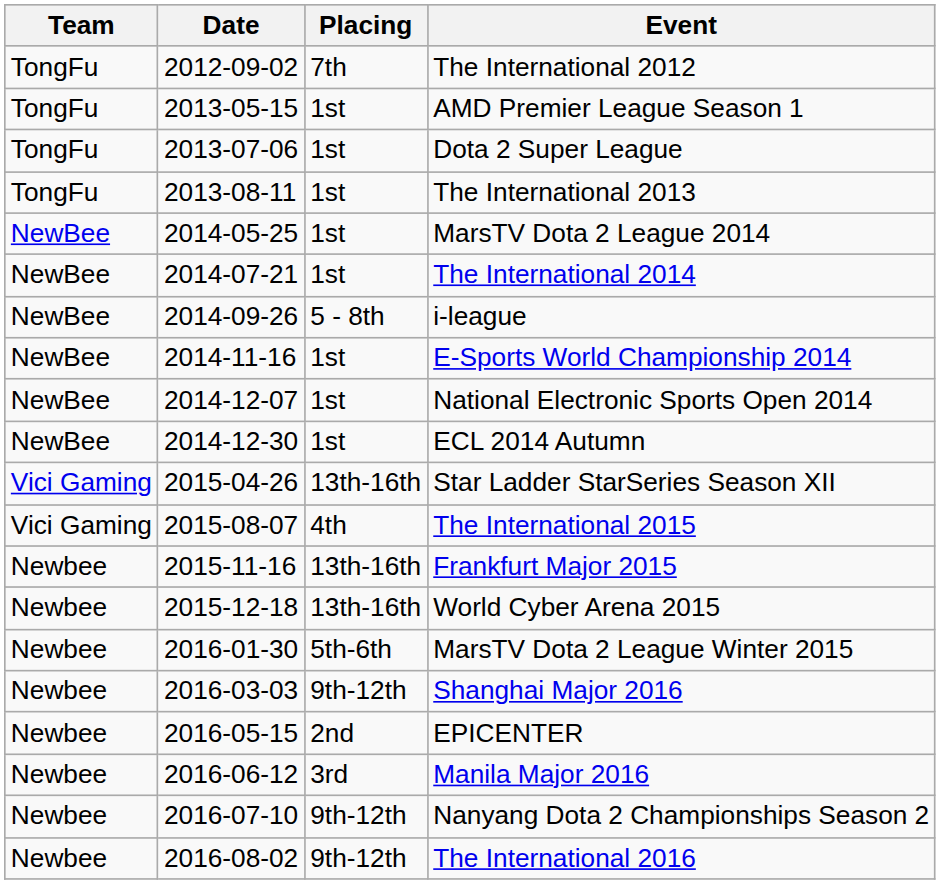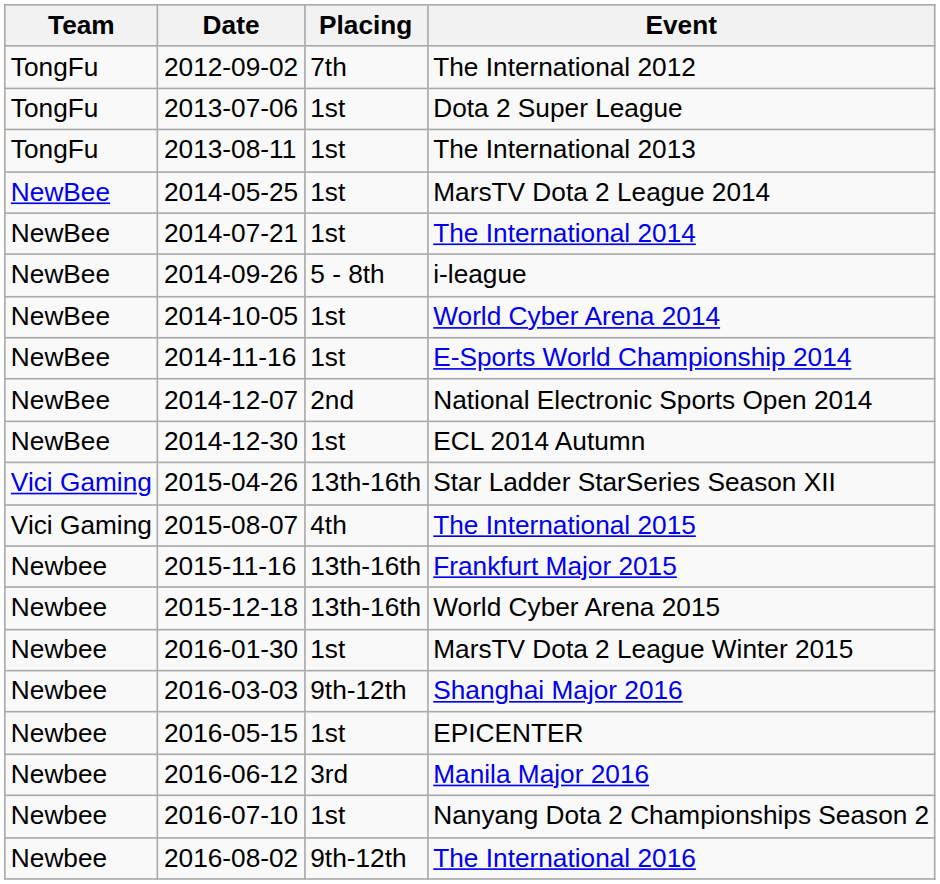- row: (618, 108)
+ row: (577, 316)
(328, 399) 1st -> (332, 399) 2nd
(351, 649) 5th-6th -> (328, 649) 1st
(332, 732) 2nd -> (328, 732) 1st
(358, 815) 9th-12th -> (328, 815) 1st
